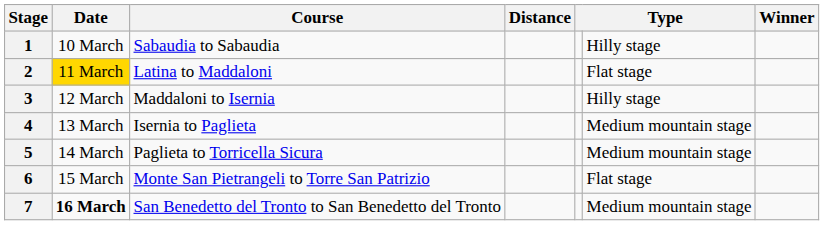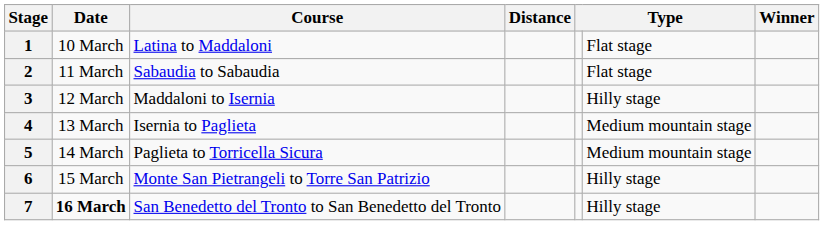(207, 44) Sabaudia to Sabaudia -> (203, 44) Latina to Maddaloni
(624, 44) Hilly stage -> (619, 44) Flat stage
(91, 71) gold background -> (91, 71) no background
(203, 71) Latina to Maddaloni -> (207, 71) Sabaudia to Sabaudia
(619, 179) Flat stage -> (624, 179) Hilly stage
(669, 206) Medium mountain stage -> (624, 206) Hilly stage
